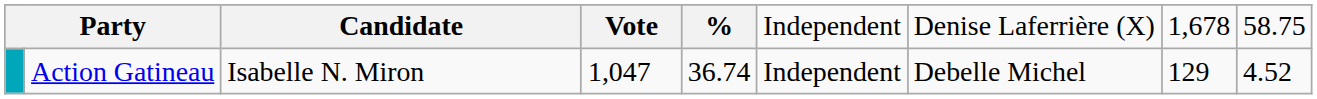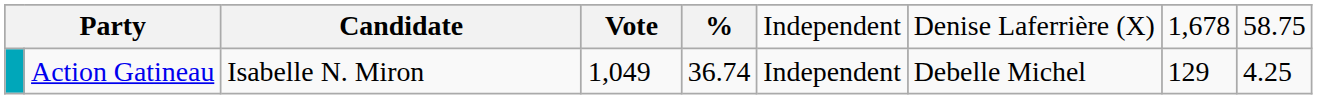(619, 70) 1,047 -> (619, 70) 1,049
(1267, 70) 4.52 -> (1267, 70) 4.25
